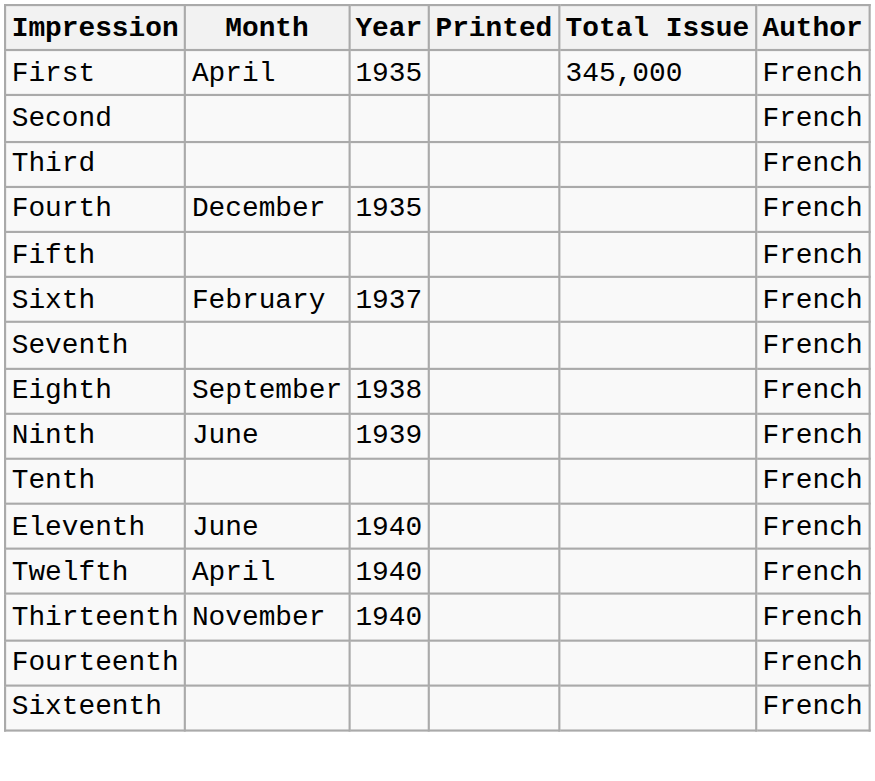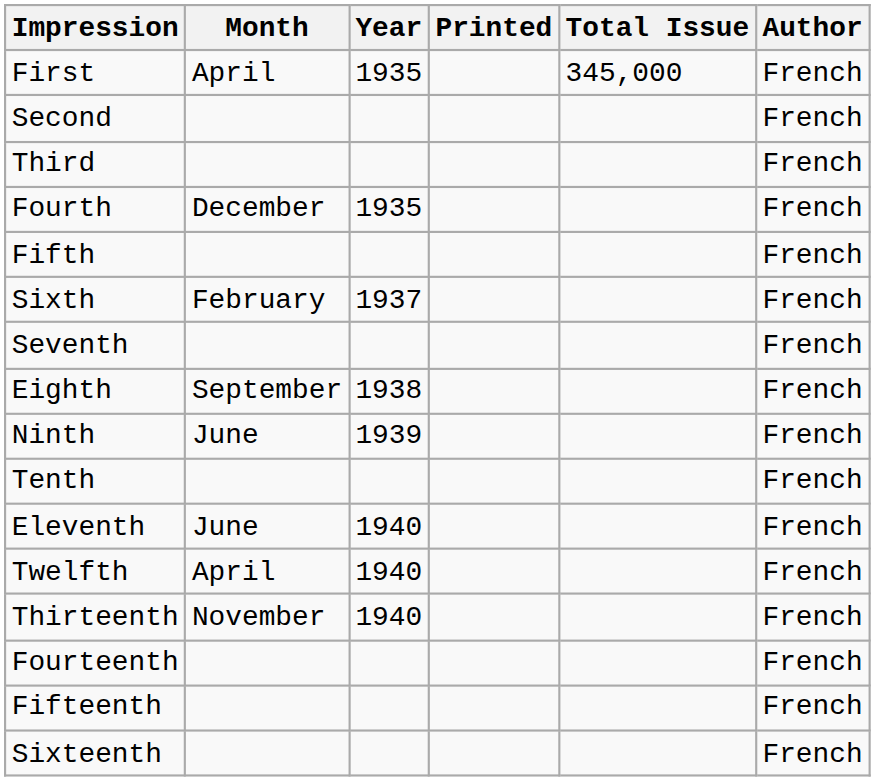+ row: (87, 708)
